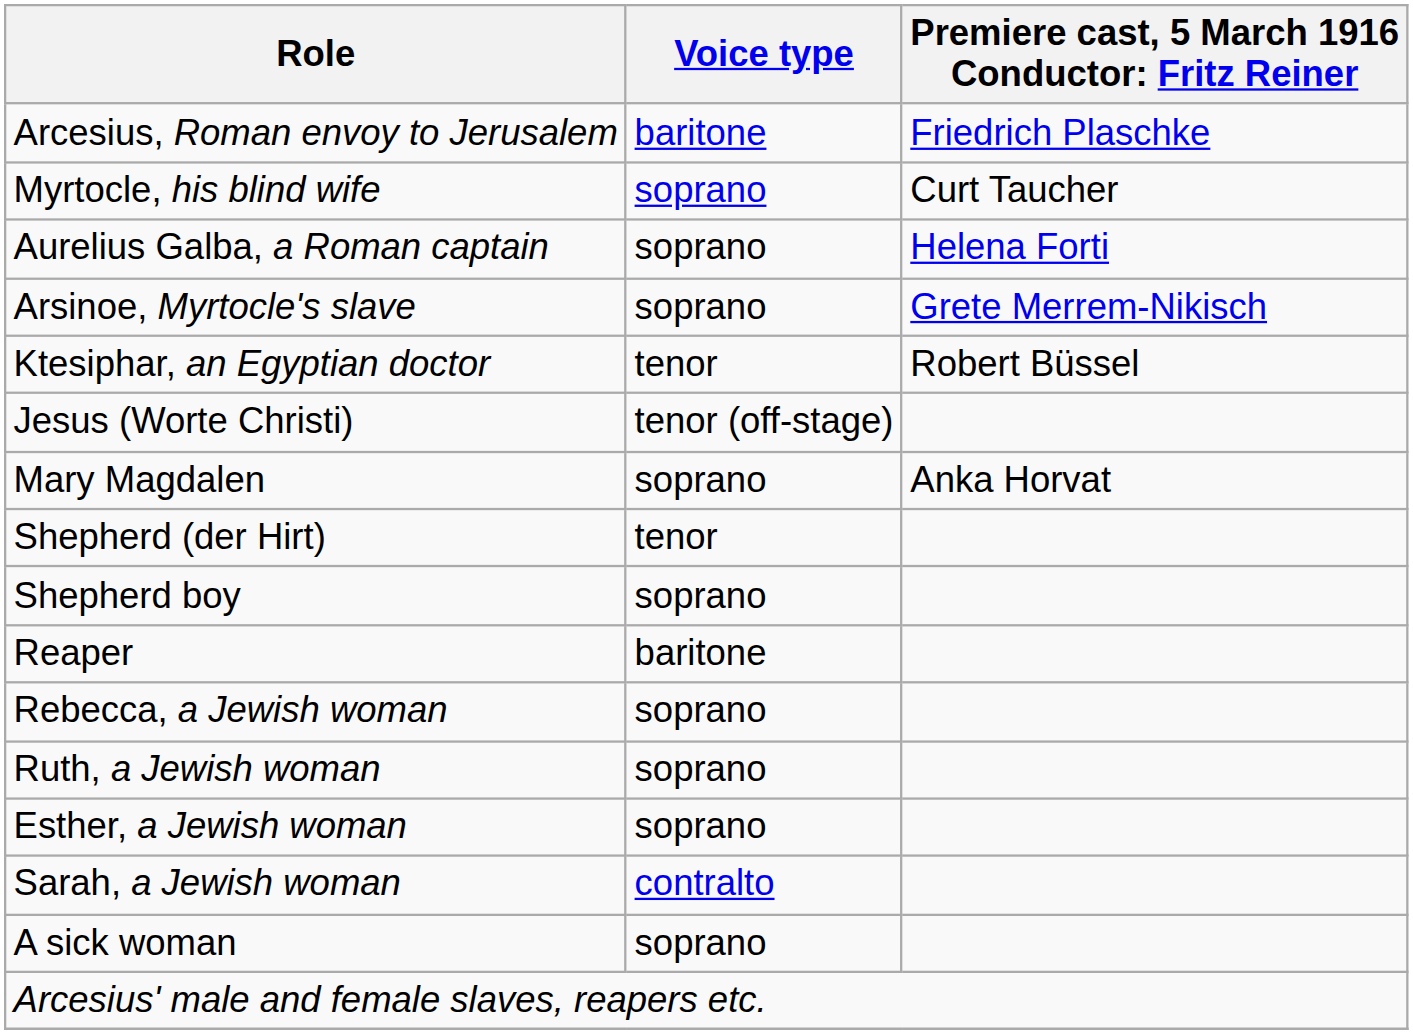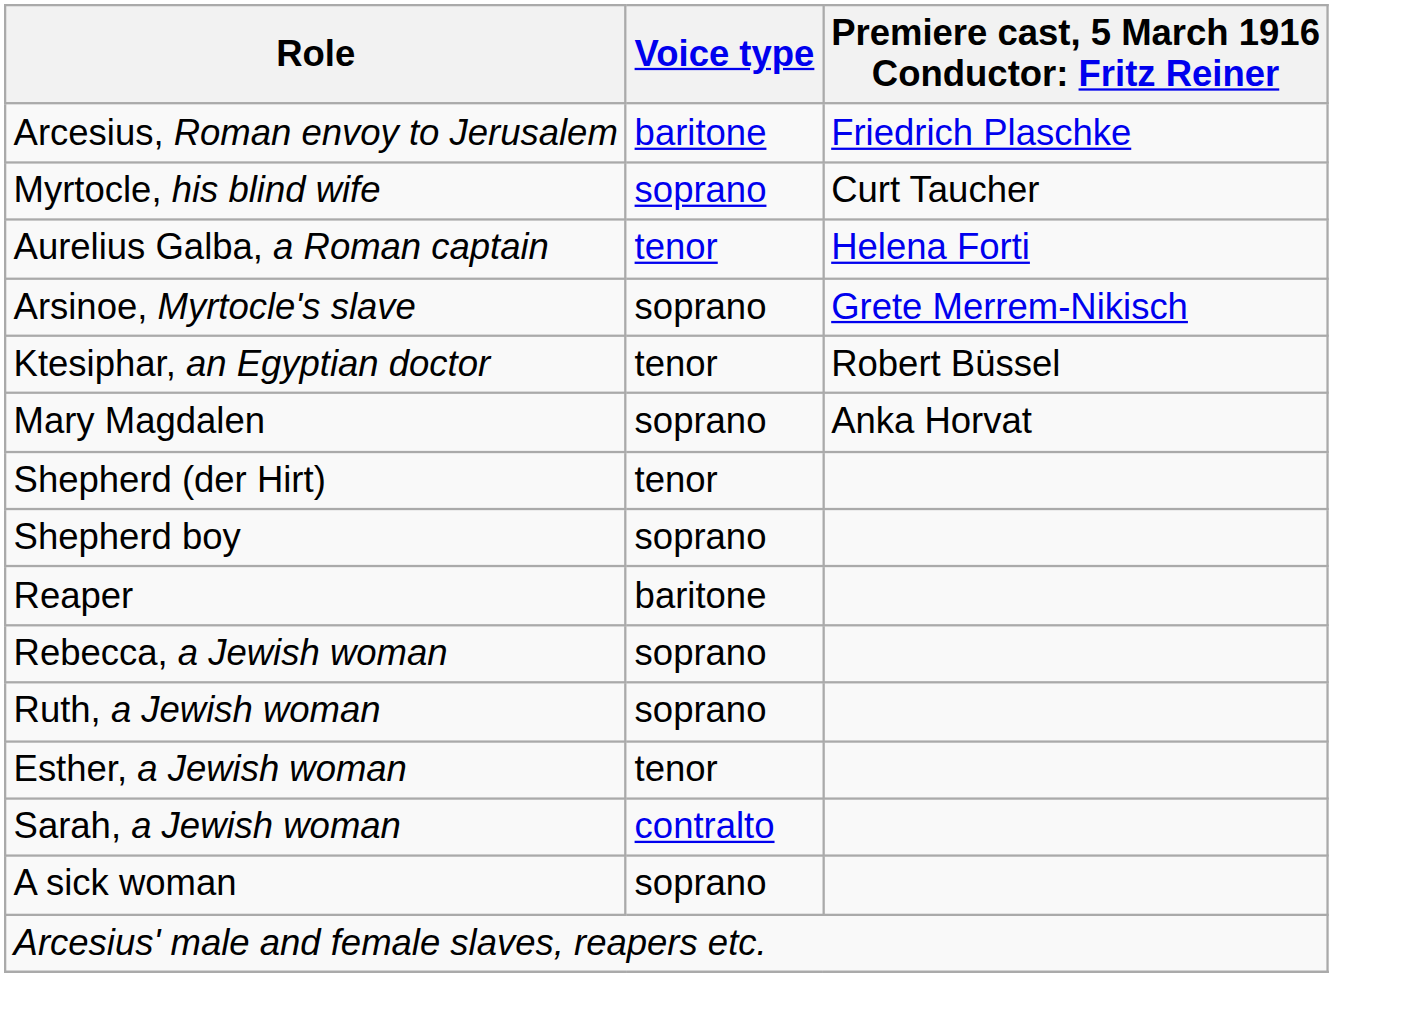(701, 248) soprano -> (676, 248) tenor
- row: (183, 421)
(701, 826) soprano -> (676, 768) tenor
